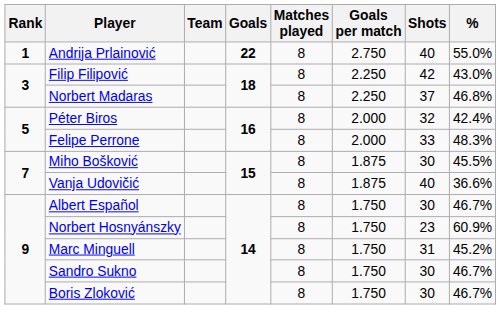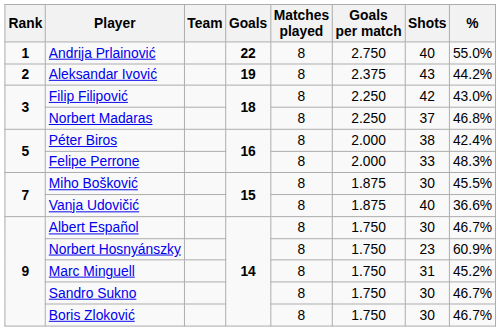+ row: (103, 75)
(427, 119) 32 -> (427, 140) 38
